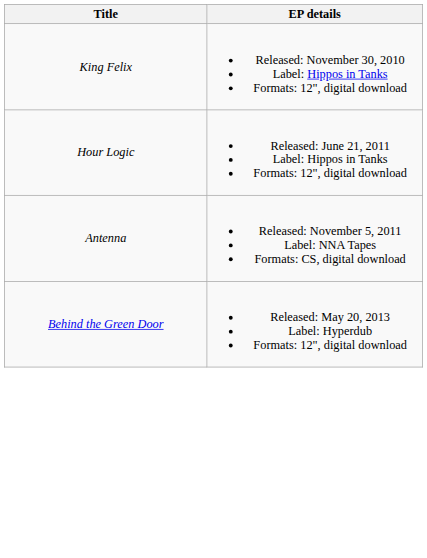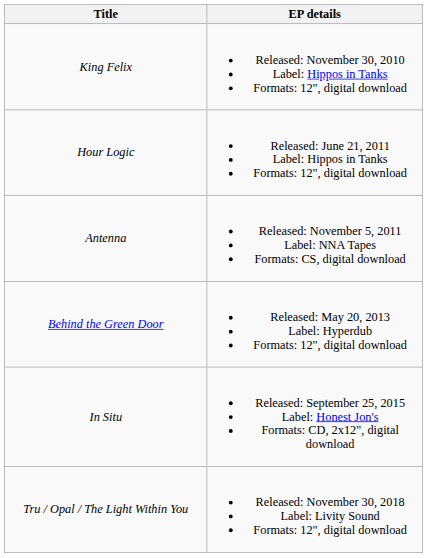+ row: (106, 416)
+ row: (106, 509)
